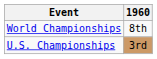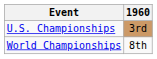rows swapped: (64, 29) <-> (61, 45)
